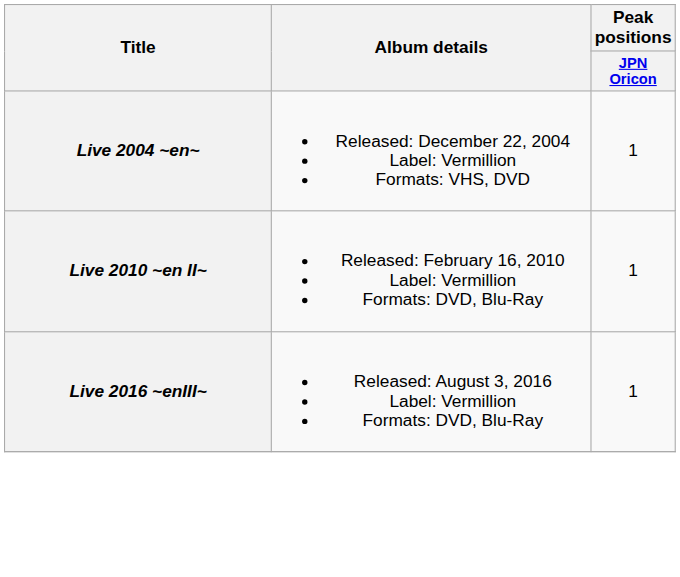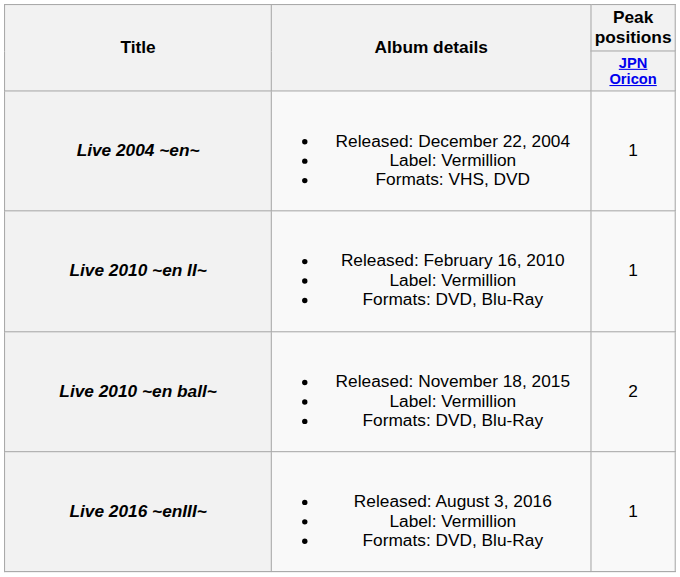+ row: (138, 391)
